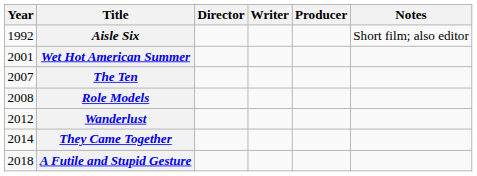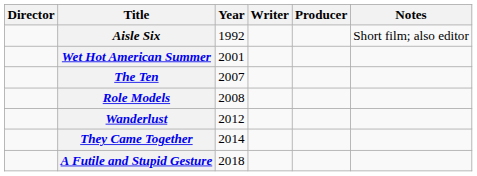columns swapped: (21, 14) <-> (221, 14)
